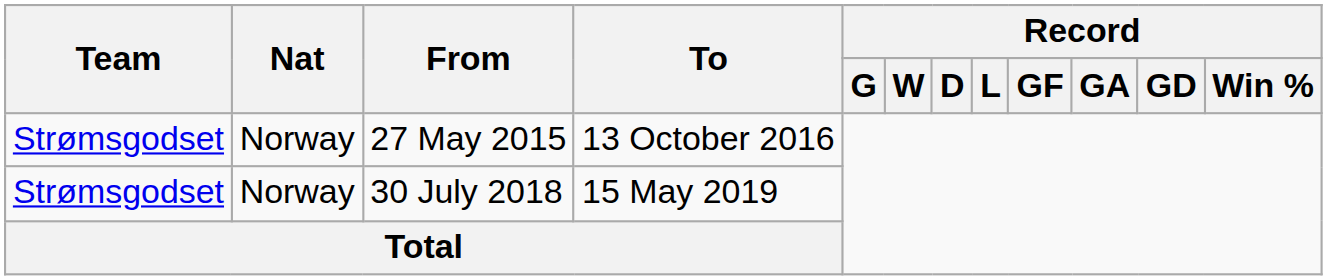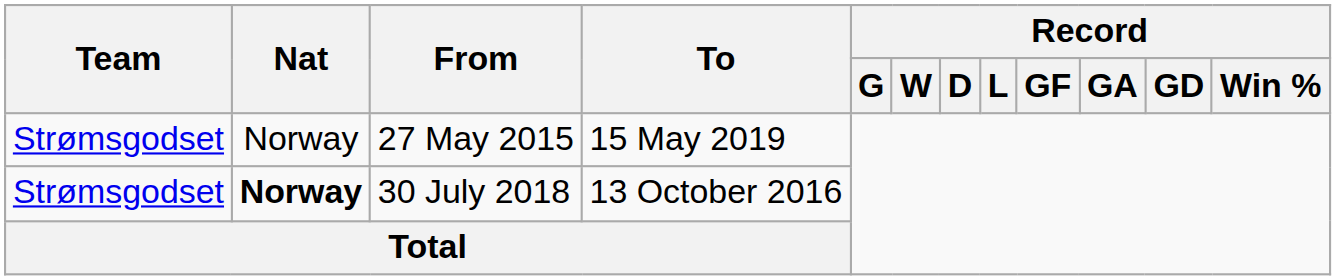(708, 138) 13 October 2016 -> (688, 138) 15 May 2019
(297, 192) normal -> (301, 192) bold
(680, 192) 15 May 2019 -> (716, 192) 13 October 2016
